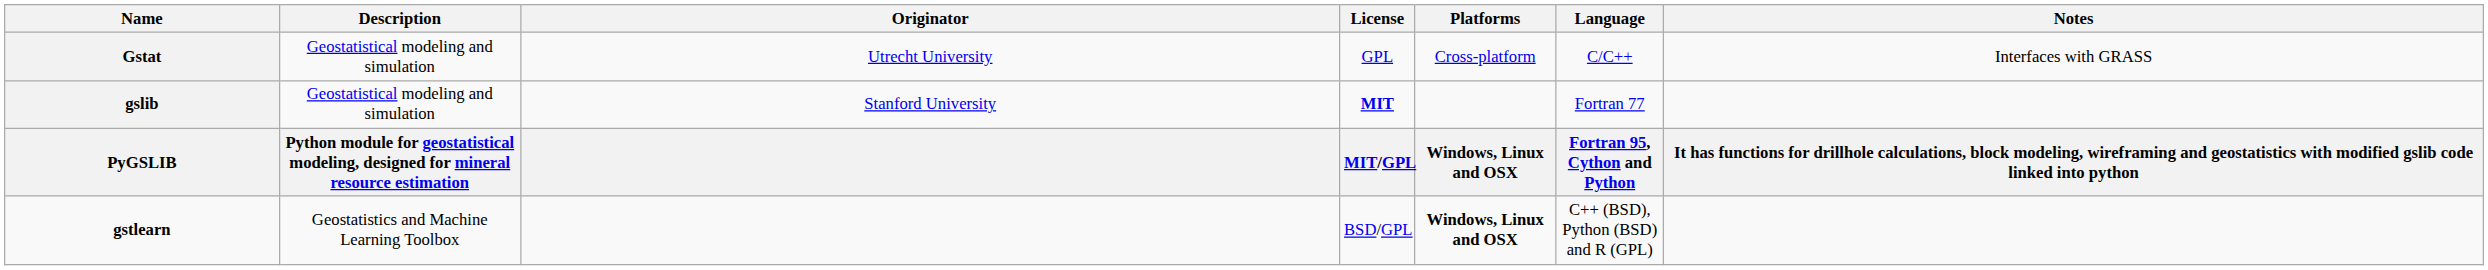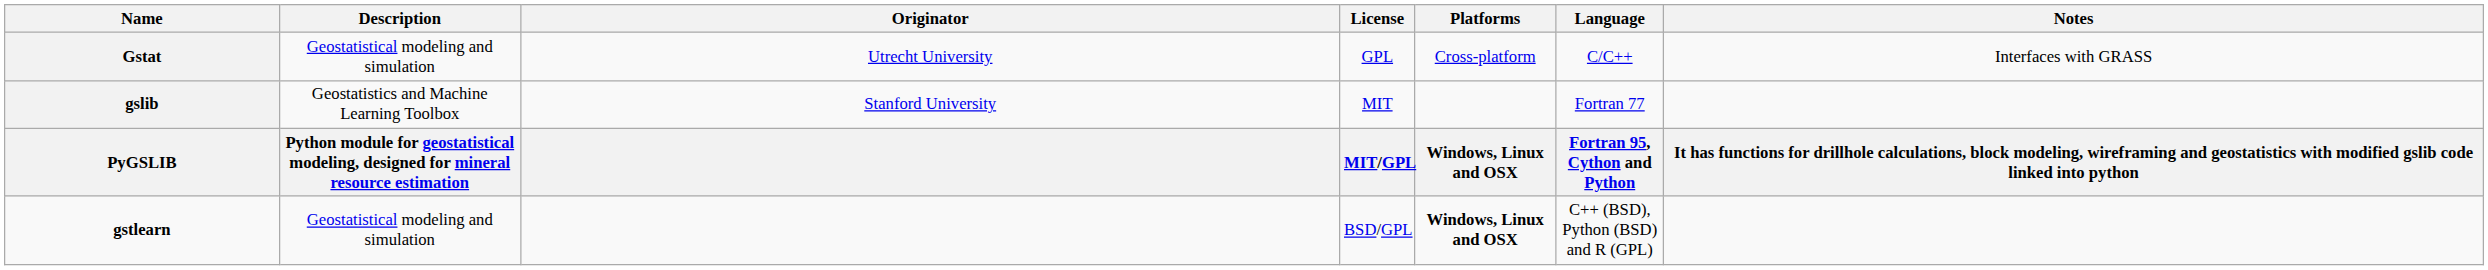(400, 104) Geostatistical modeling and simulation -> (400, 104) Geostatistics and Machine Learning Toolbox
(1377, 104) bold -> (1377, 104) normal
(400, 230) Geostatistics and Machine Learning Toolbox -> (400, 230) Geostatistical modeling and simulation
